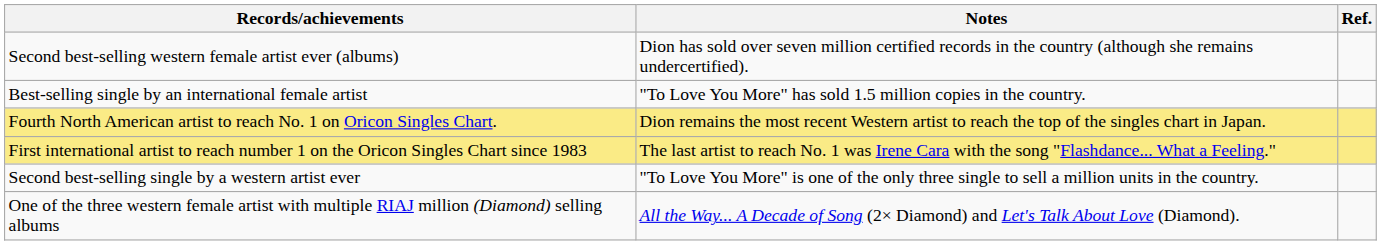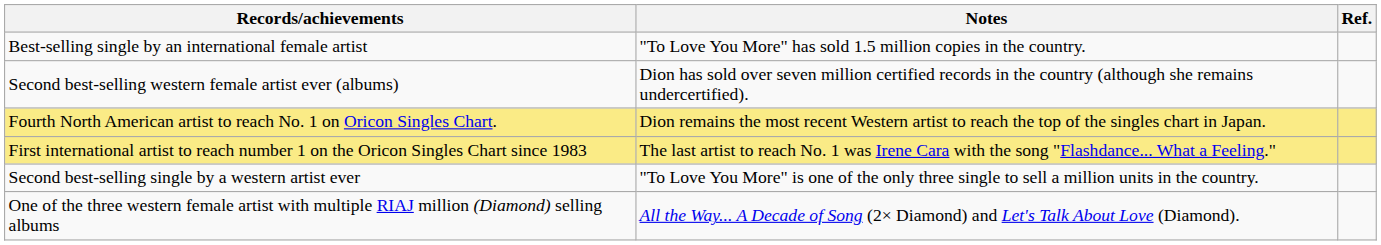rows swapped: (188, 94) <-> (204, 56)
